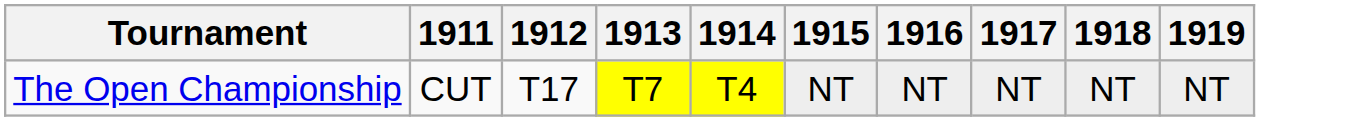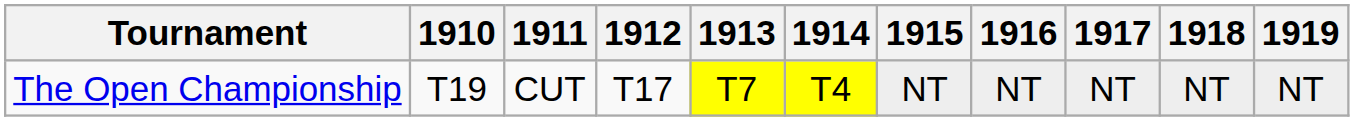+ column: (457, 33)
